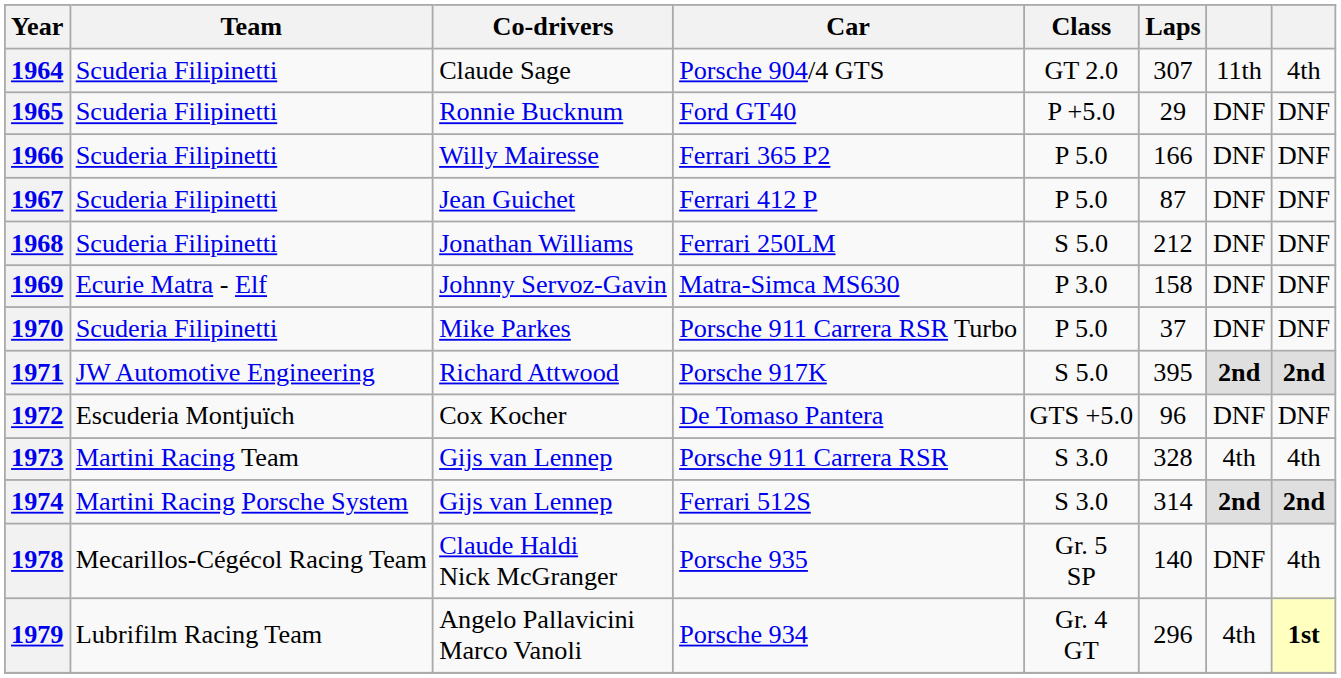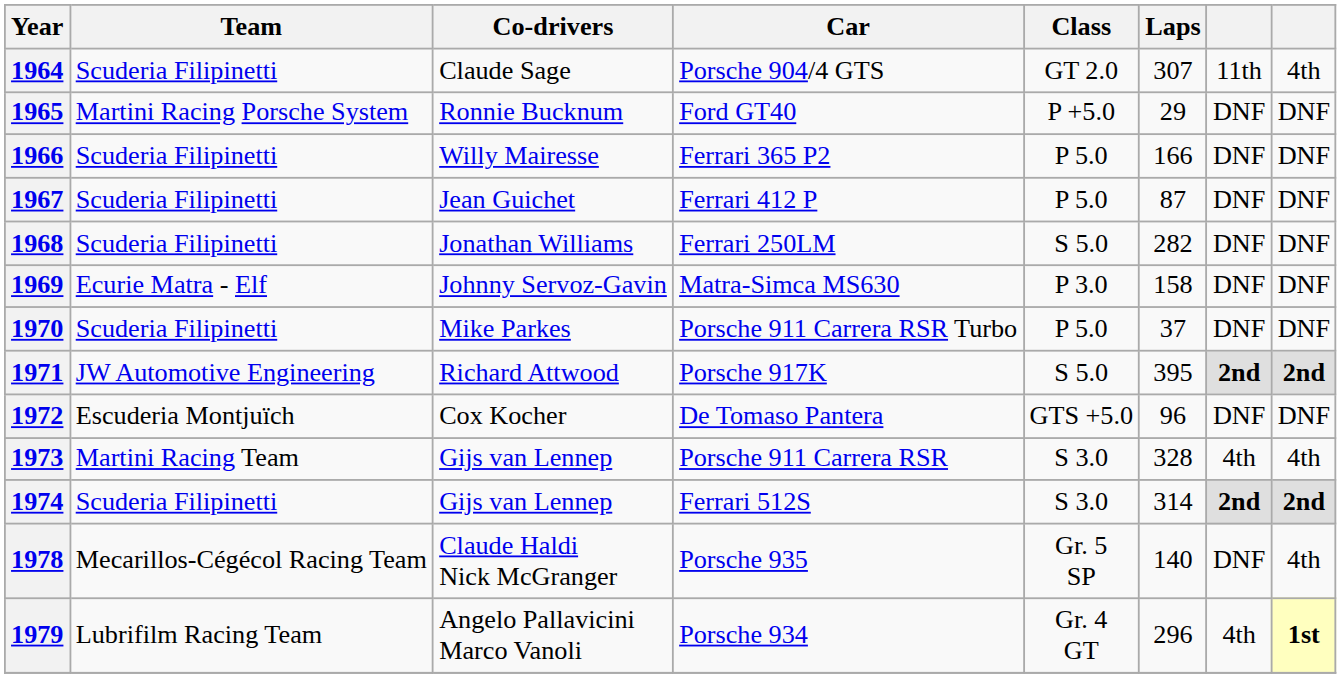(176, 112) Scuderia Filipinetti -> (242, 112) Martini Racing Porsche System
(1173, 242) 212 -> (1173, 242) 282
(242, 501) Martini Racing Porsche System -> (176, 501) Scuderia Filipinetti
